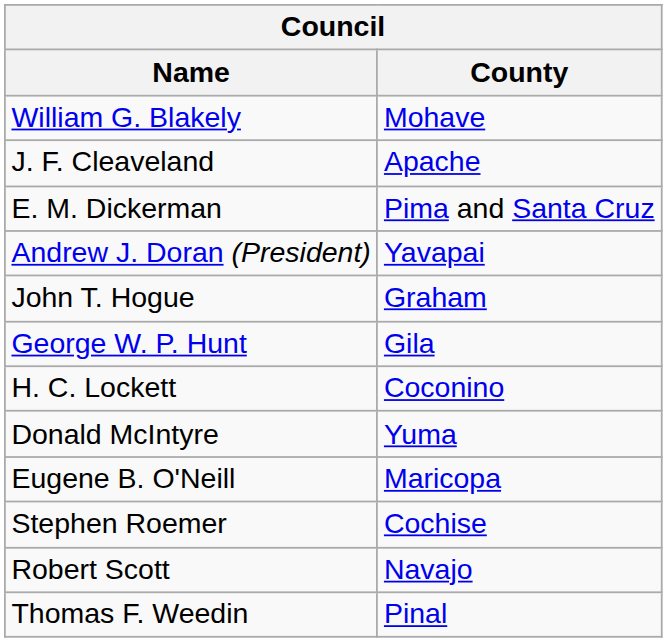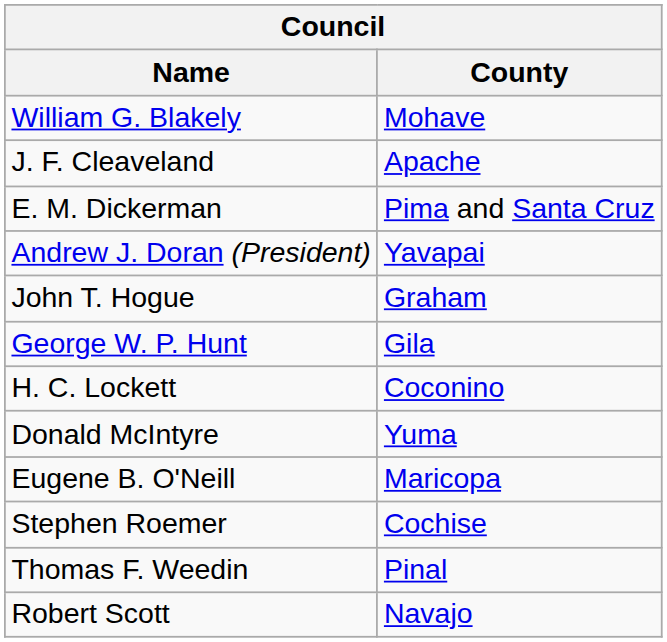rows swapped: (91, 569) <-> (130, 614)
